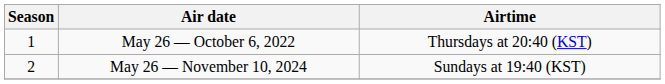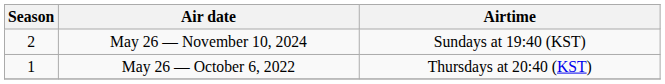rows swapped: (209, 41) <-> (209, 66)
